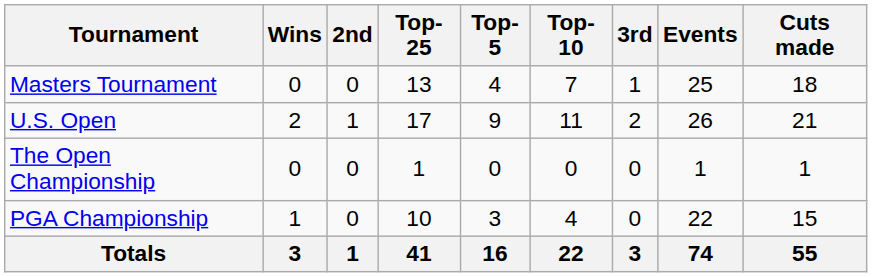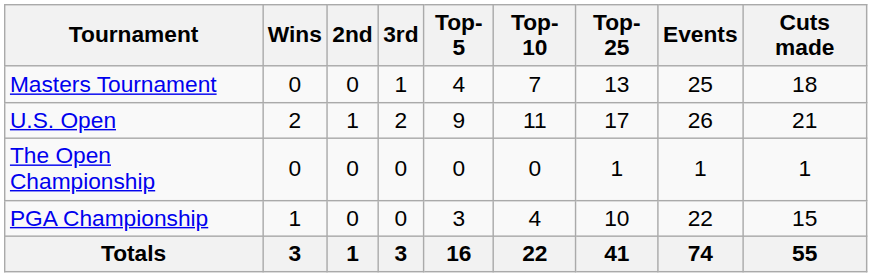columns swapped: (635, 35) <-> (419, 35)
